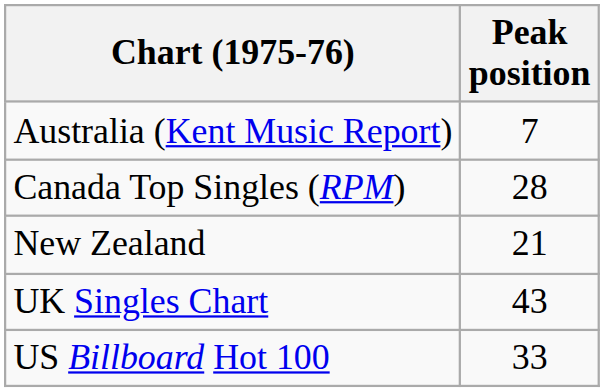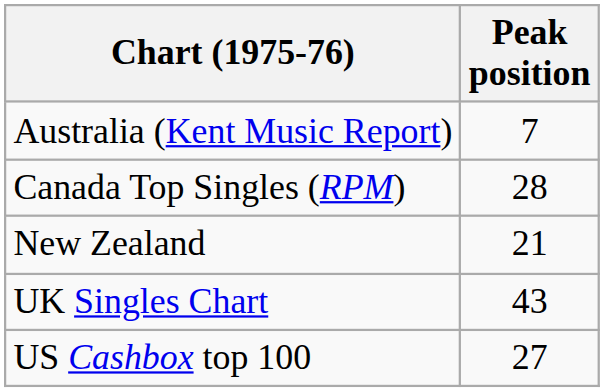- row: (172, 357)
+ row: (162, 357)
